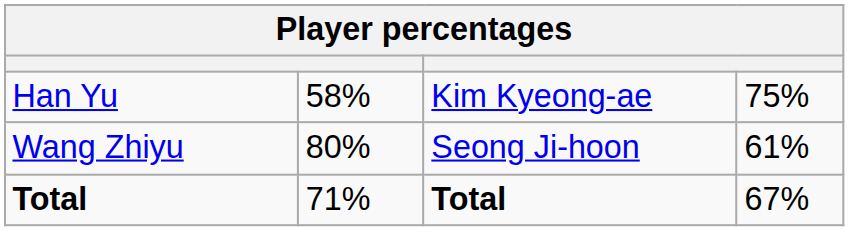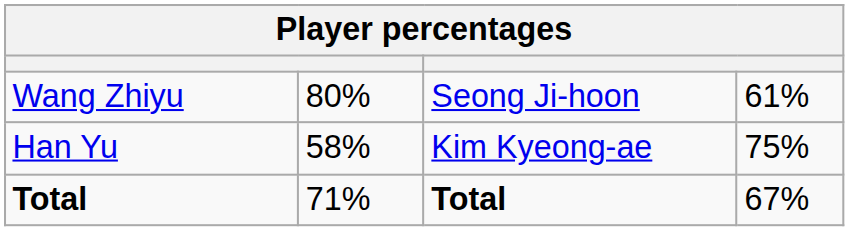rows swapped: (65, 96) <-> (98, 147)
